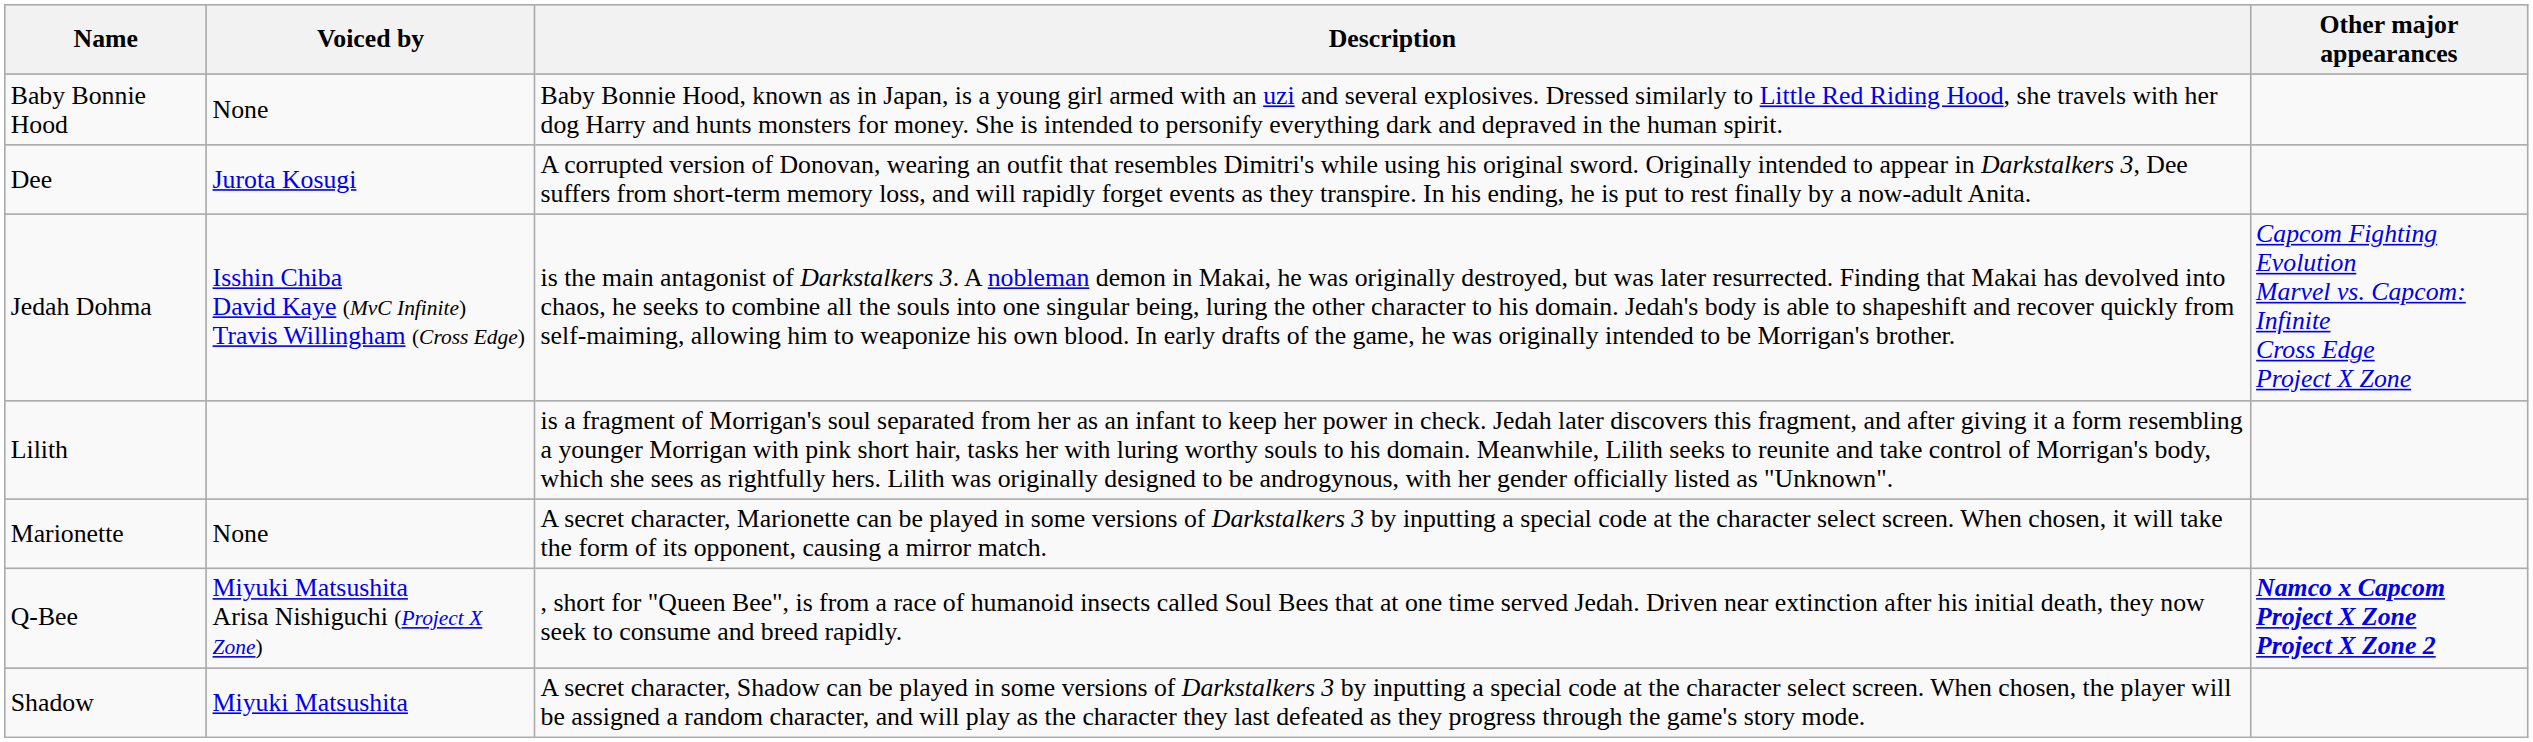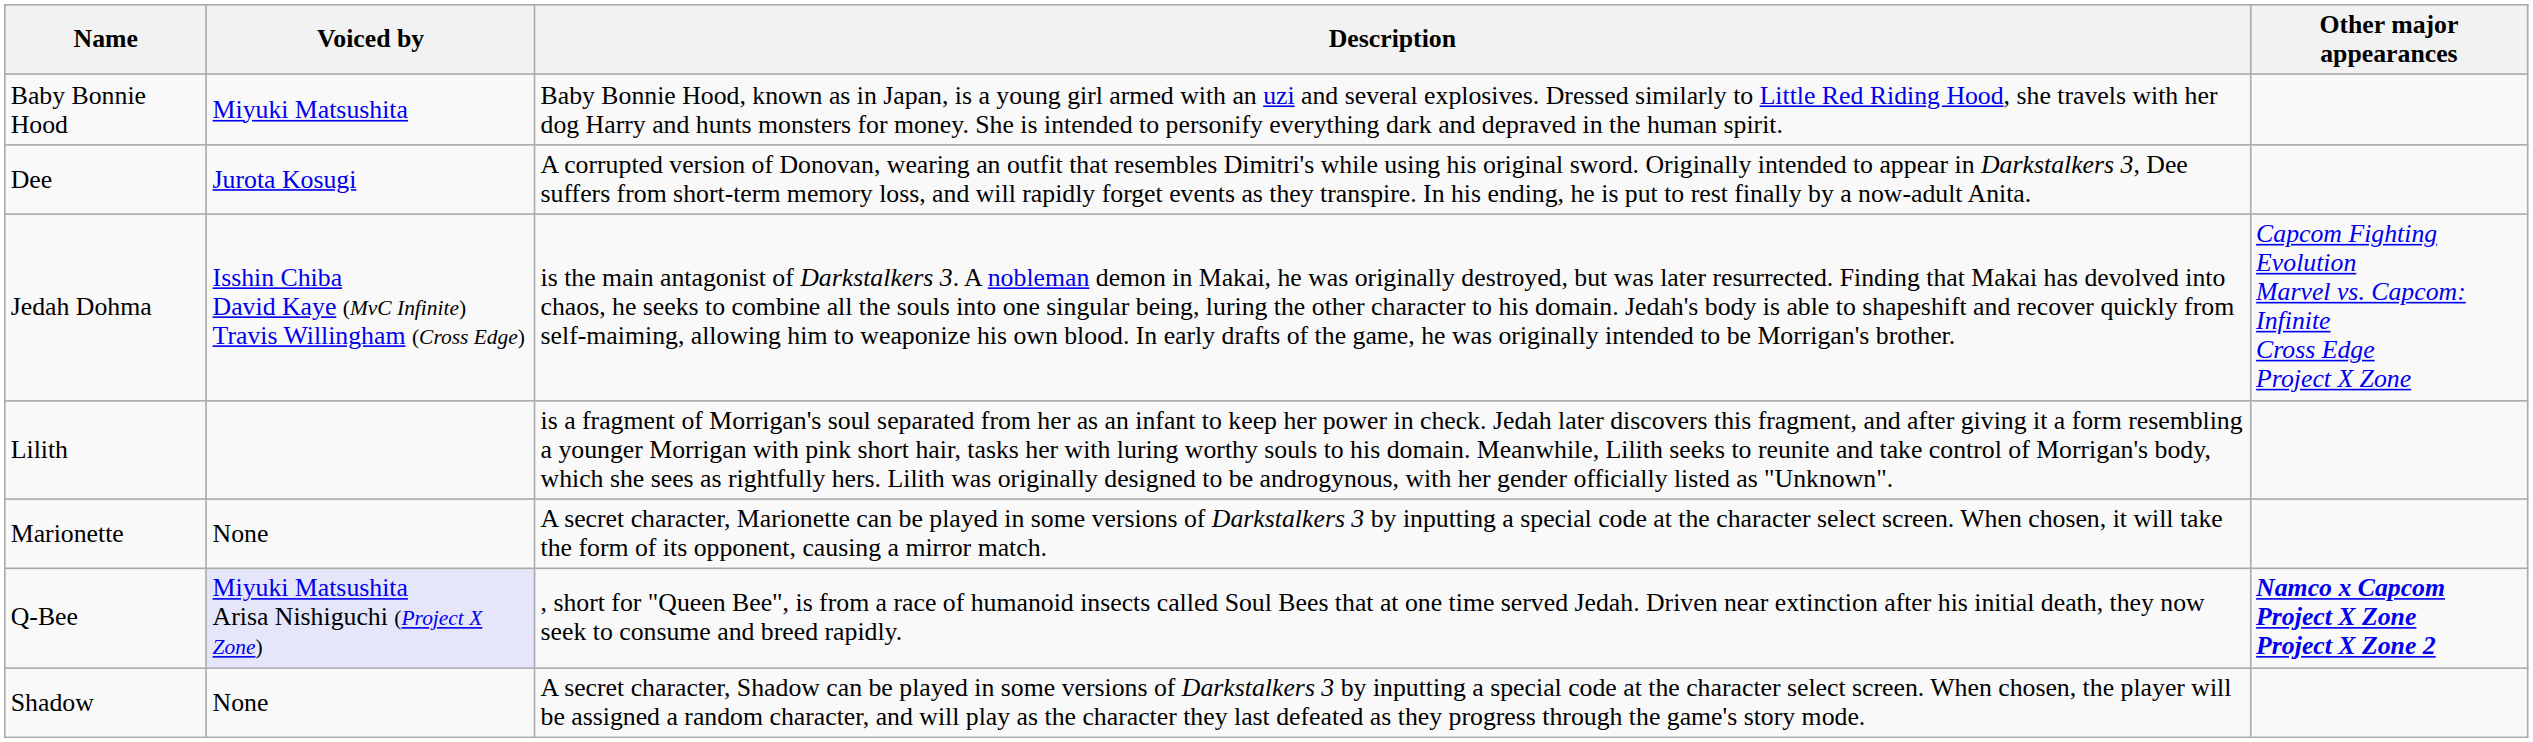(240, 109) None -> (310, 109) Miyuki Matsushita
(347, 617) no background -> (347, 617) lavender background
(310, 702) Miyuki Matsushita -> (240, 702) None
